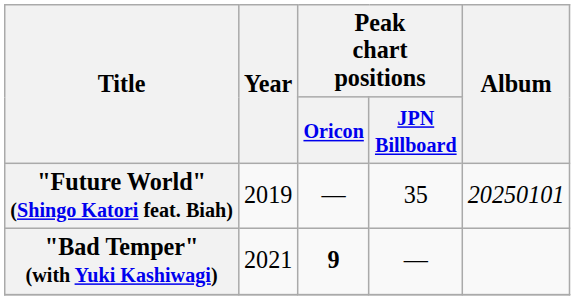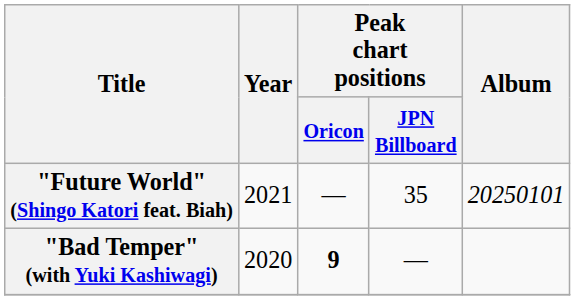(268, 195) 2019 -> (268, 195) 2021
(268, 260) 2021 -> (268, 260) 2020
